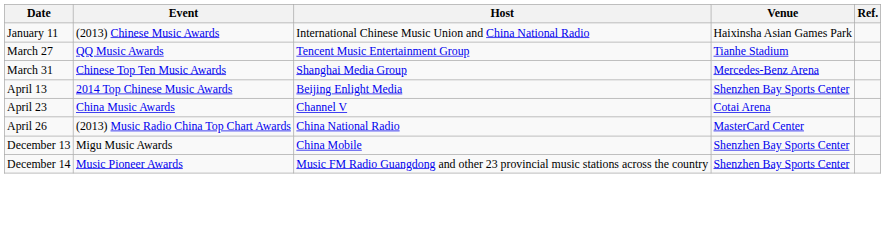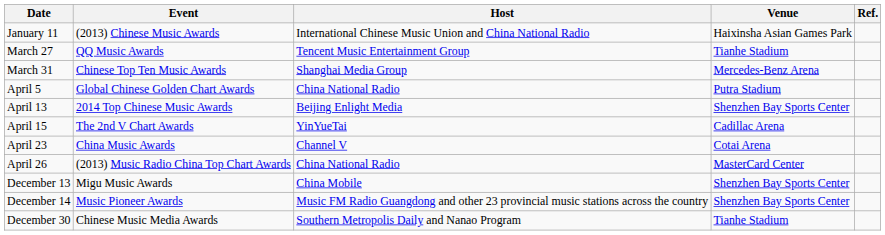+ row: (24, 88)
+ row: (27, 126)
+ row: (39, 220)
